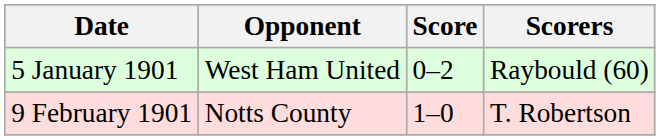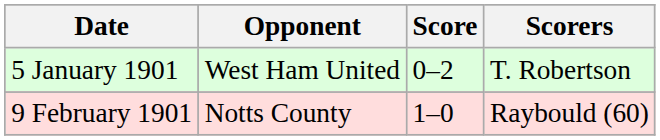(569, 69) Raybould (60) -> (560, 69) T. Robertson
(560, 112) T. Robertson -> (569, 112) Raybould (60)
